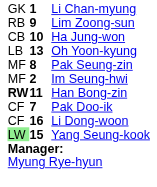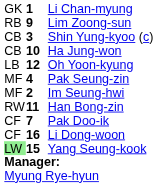+ row: (101, 37)
(37, 51) 13 -> (33, 65) 12
(33, 65) 8 -> (30, 79) 4
(18, 92) bold -> (15, 106) normal
